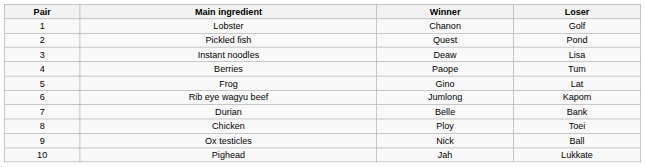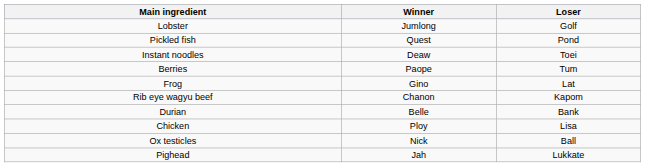- column: (42, 12)
(445, 26) Chanon -> (419, 26) Jumlong
(577, 55) Lisa -> (568, 55) Toei
(445, 98) Jumlong -> (419, 98) Chanon
(577, 127) Toei -> (568, 127) Lisa
